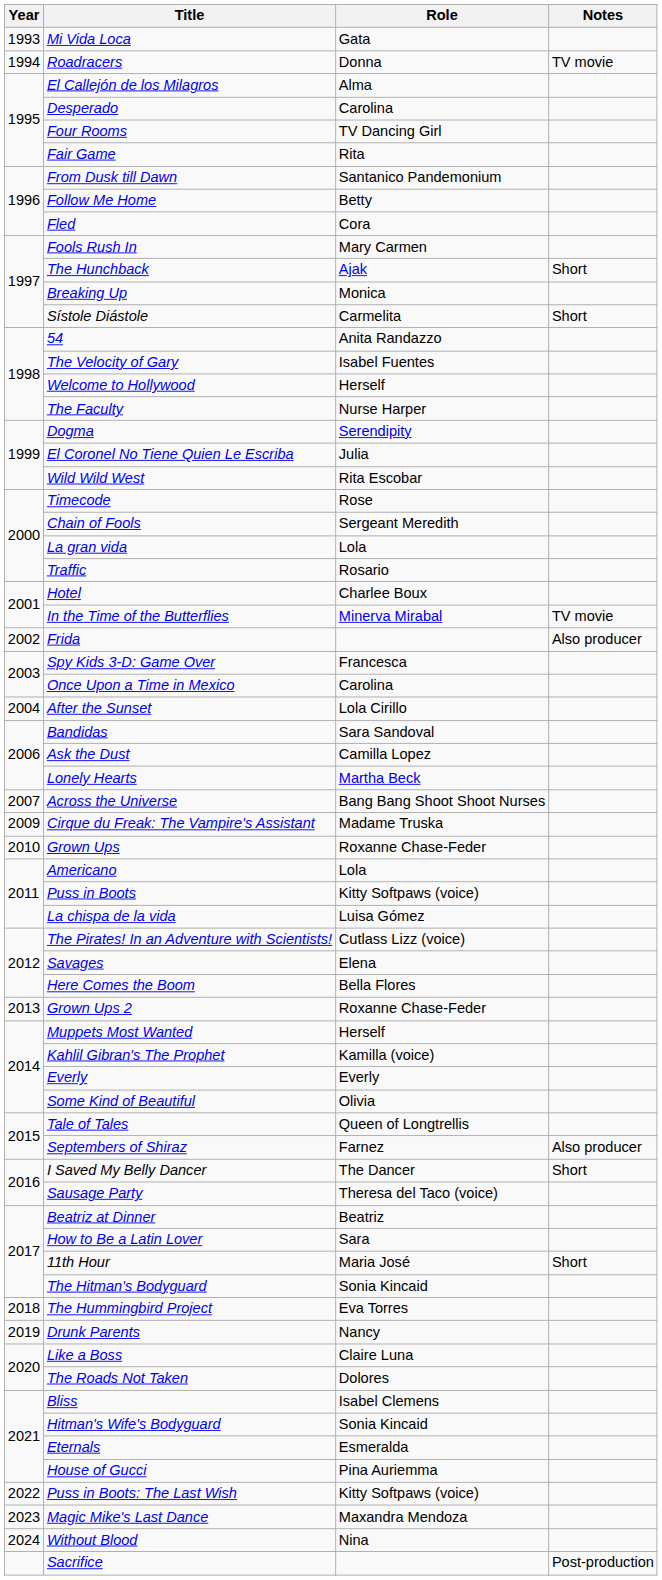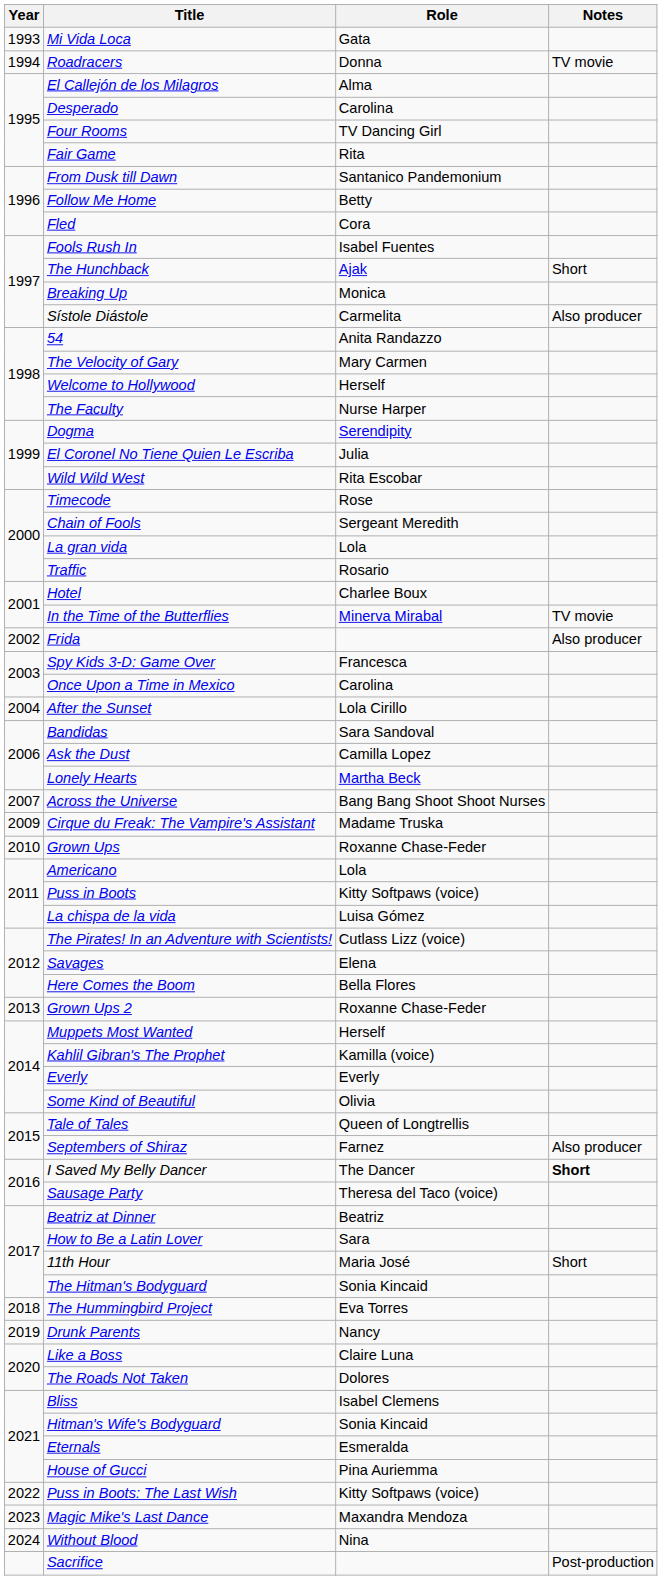(383, 246) Mary Carmen -> (387, 246) Isabel Fuentes
(569, 316) Short -> (597, 316) Also producer
(387, 362) Isabel Fuentes -> (383, 362) Mary Carmen
(569, 1170) normal -> (571, 1170) bold
